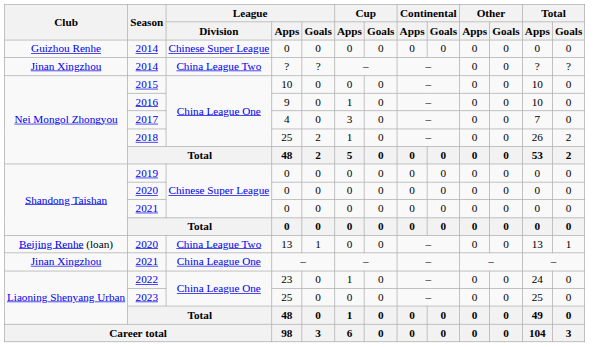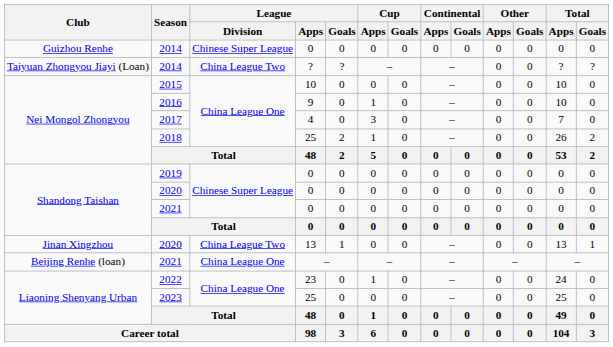(66, 66) Jinan Xingzhou -> (78, 66) Taiyuan Zhongyou Jiayi (Loan)
(66, 244) Beijing Renhe (loan) -> (78, 244) Jinan Xingzhou
(66, 262) Jinan Xingzhou -> (78, 262) Beijing Renhe (loan)
